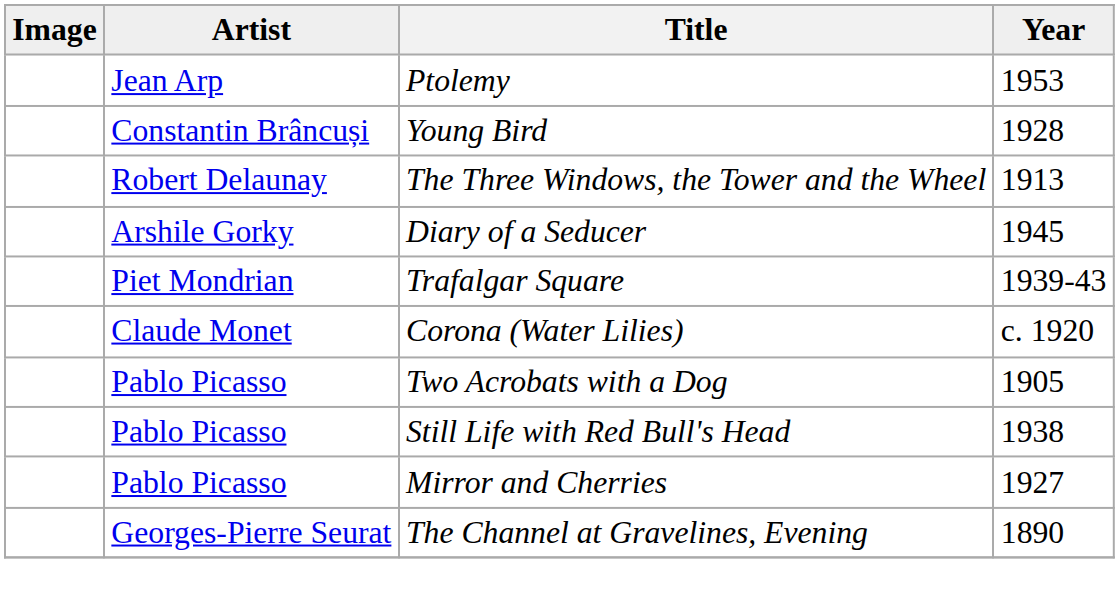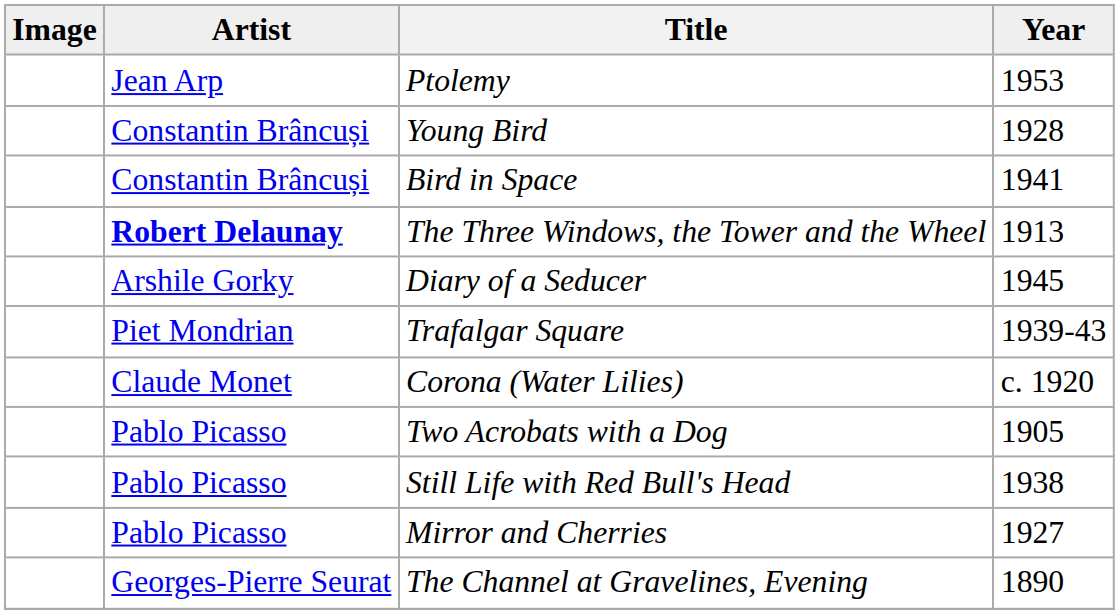+ row: (492, 180)
(219, 180) normal -> (227, 230) bold
